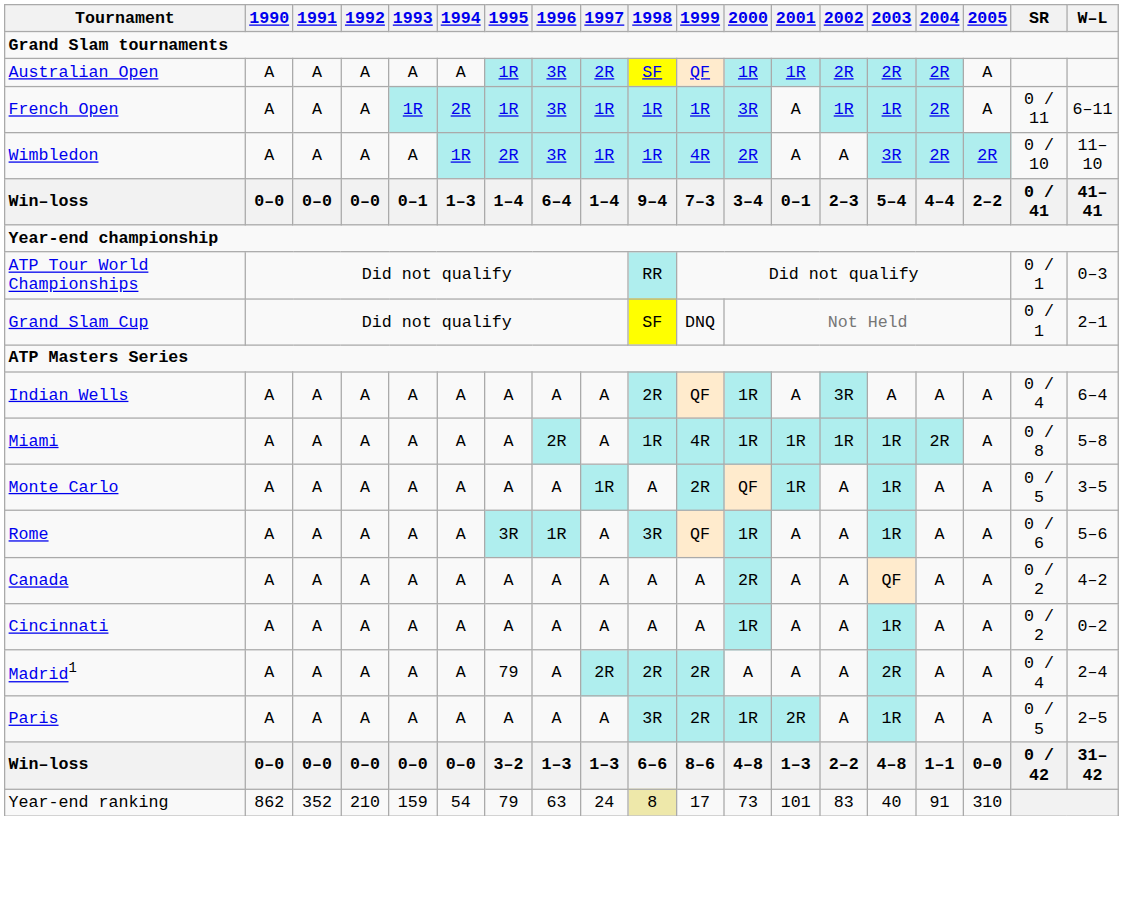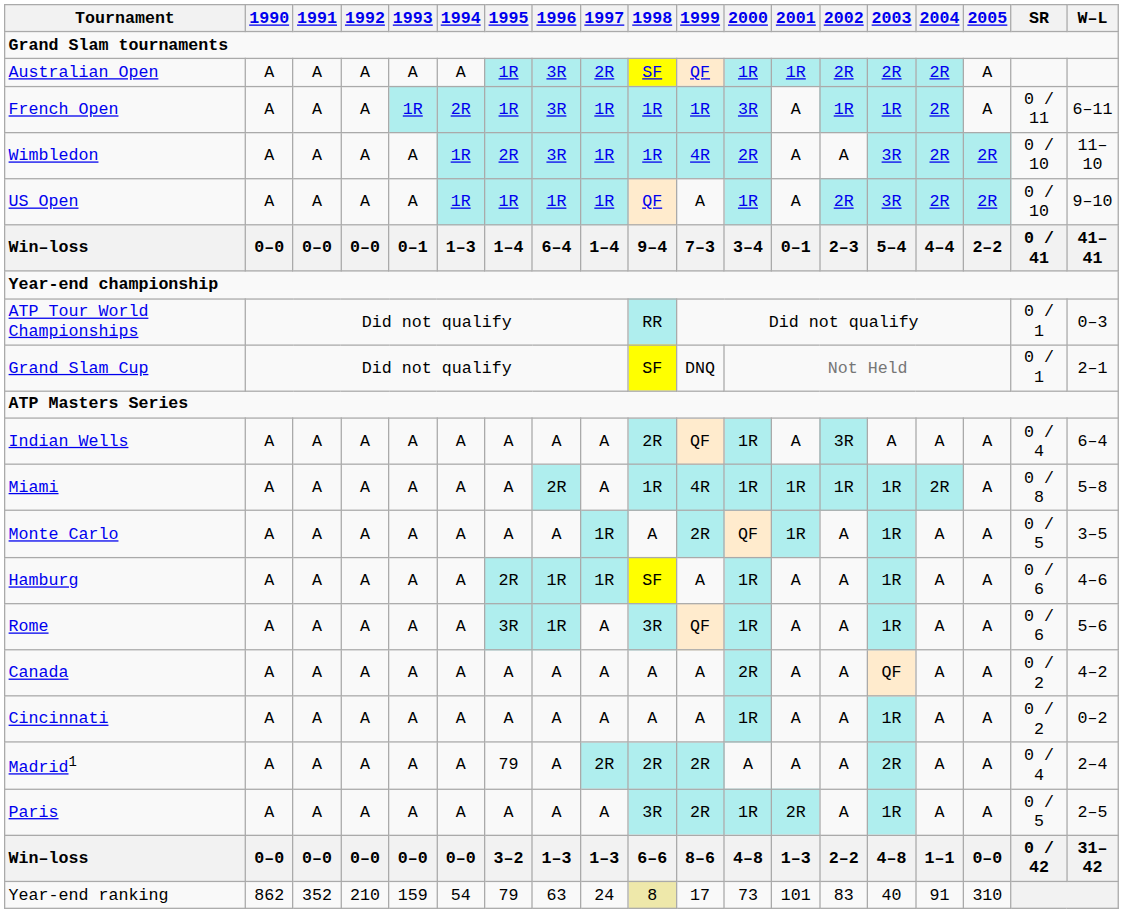+ row: (44, 202)
+ row: (44, 580)
